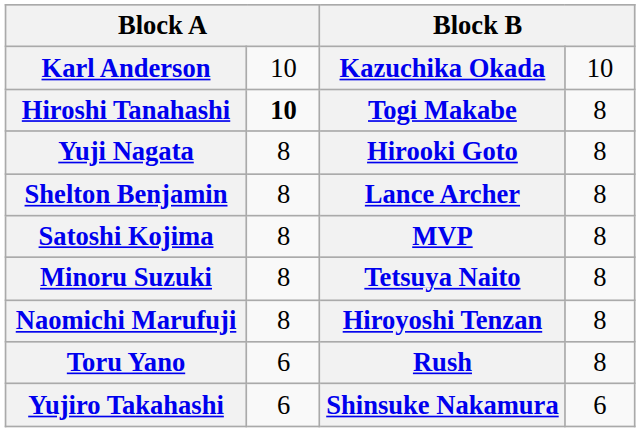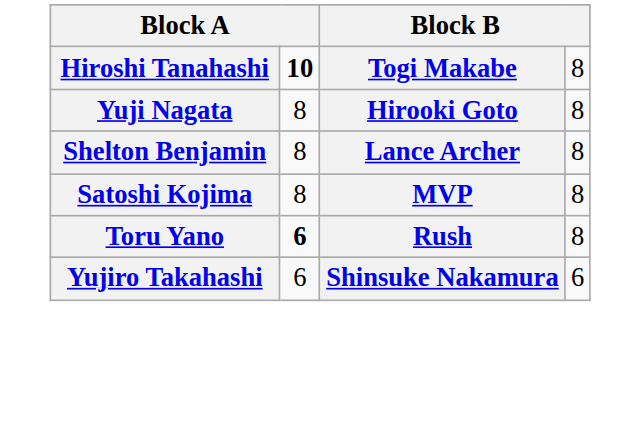- row: (126, 67)
- row: (126, 278)
- row: (126, 320)
(284, 362) normal -> (300, 236) bold
